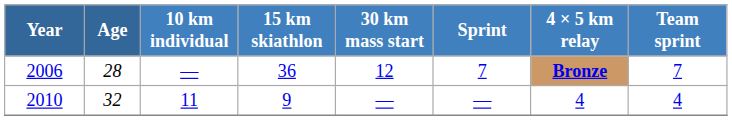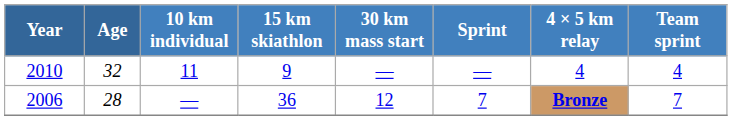rows swapped: (44, 70) <-> (44, 100)
